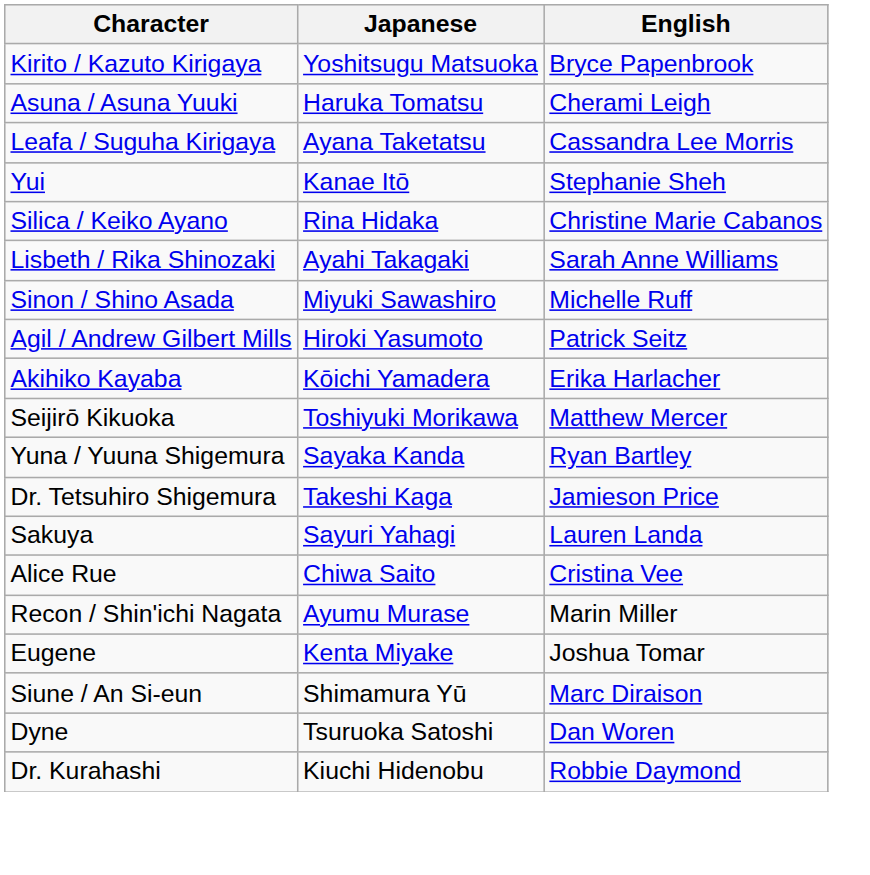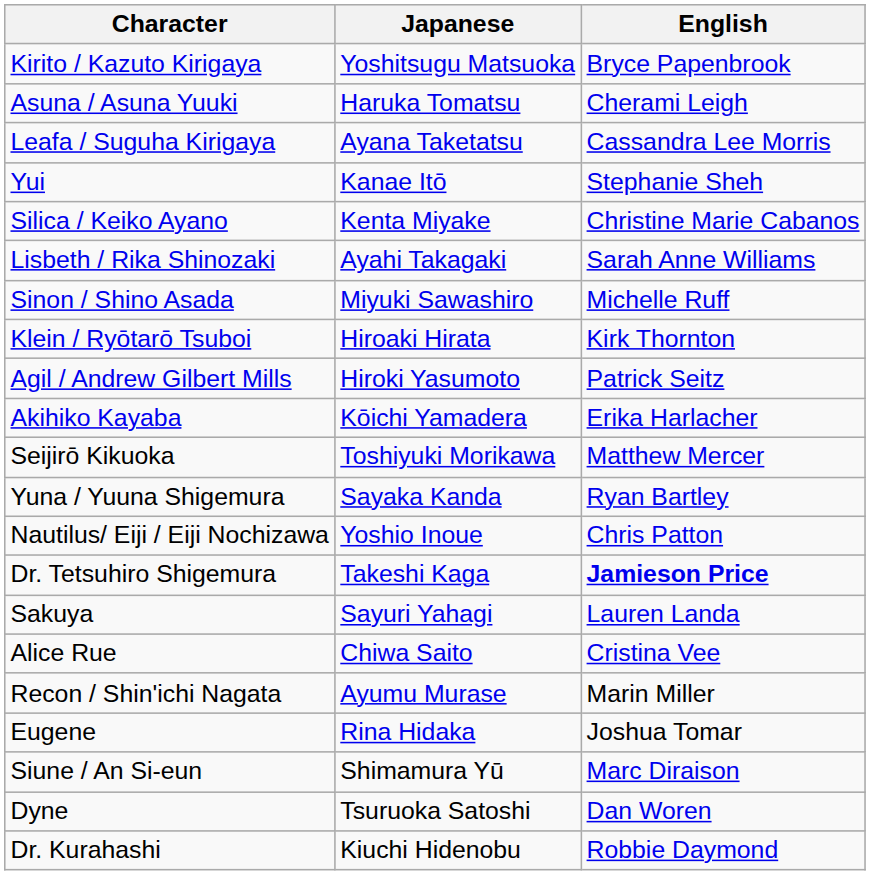(371, 220) Rina Hidaka -> (415, 220) Kenta Miyake
+ row: (131, 338)
+ row: (170, 535)
(634, 496) normal -> (678, 574) bold
(378, 653) Kenta Miyake -> (408, 732) Rina Hidaka
